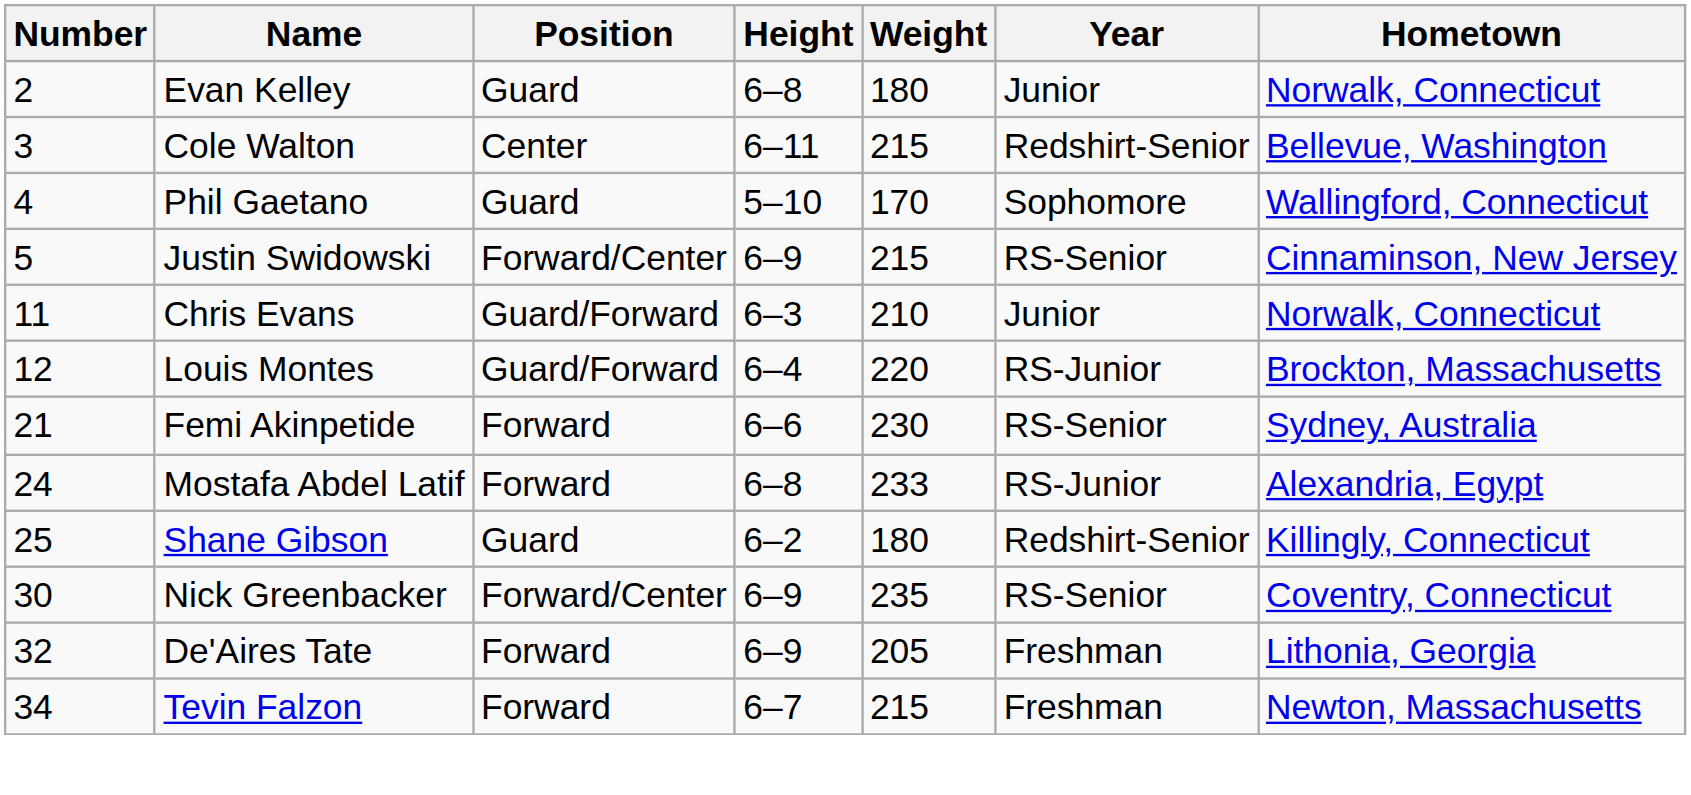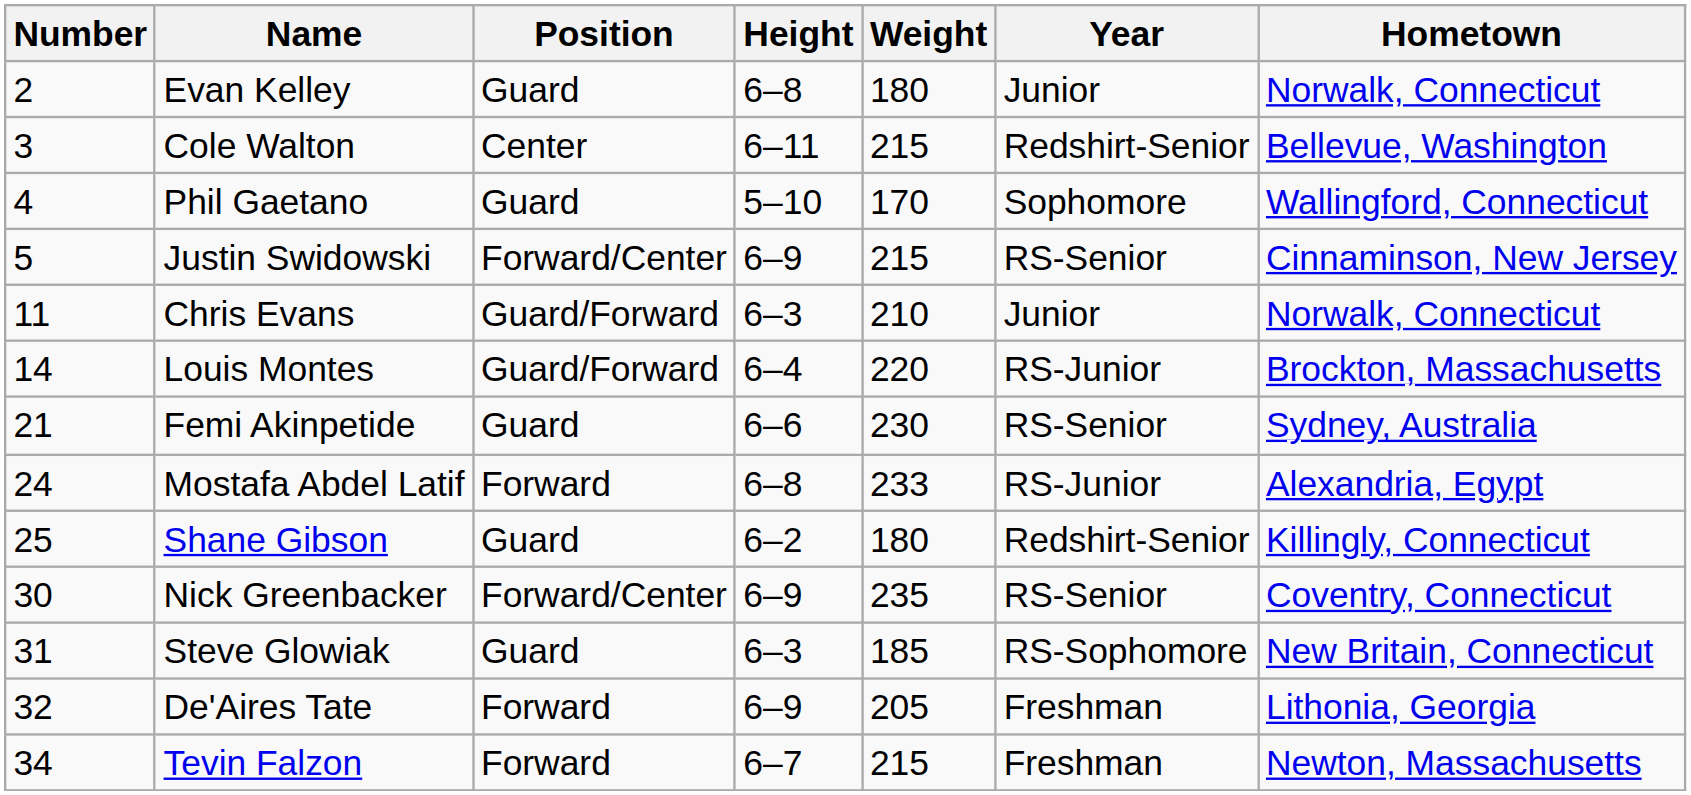(33, 370) 12 -> (33, 370) 14
(546, 426) Forward -> (530, 426) Guard
+ row: (277, 650)
